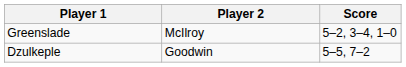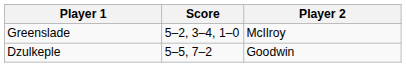columns swapped: (241, 14) <-> (360, 14)
